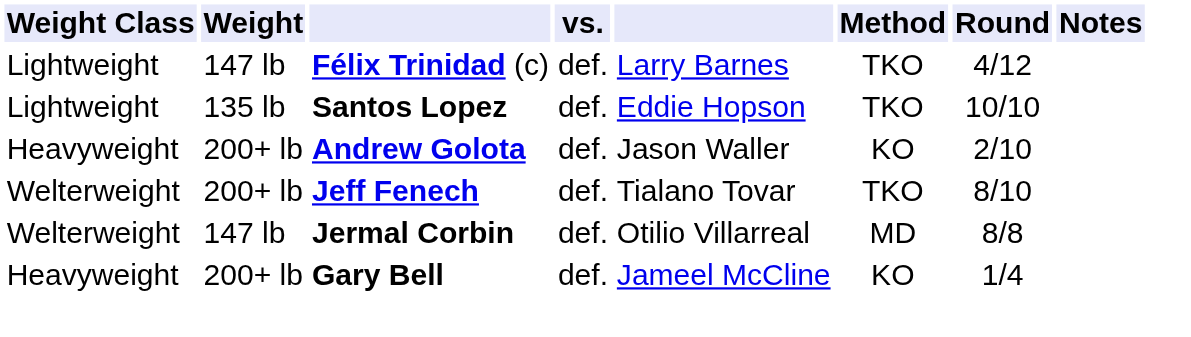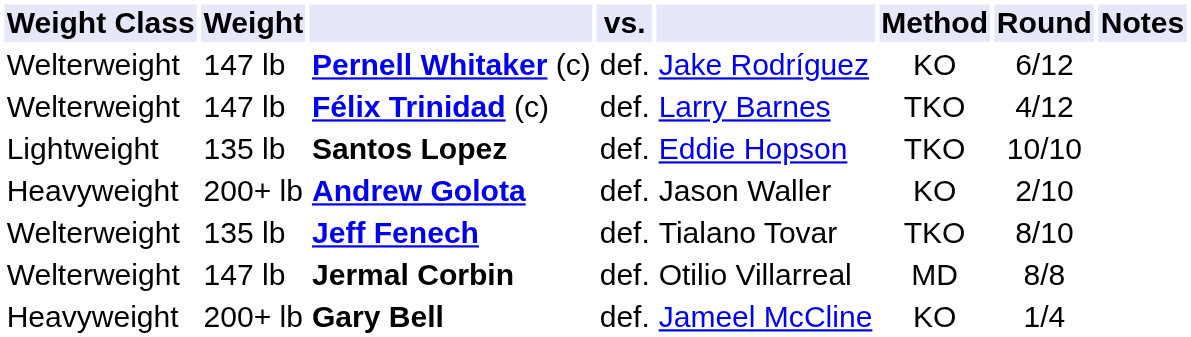+ row: (451, 65)
(83, 65) Lightweight -> (93, 107) Welterweight
(253, 191) 200+ lb -> (244, 233) 135 lb
